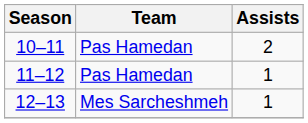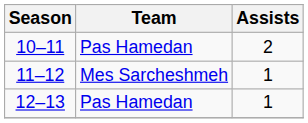(136, 74) Pas Hamedan -> (154, 74) Mes Sarcheshmeh
(154, 103) Mes Sarcheshmeh -> (136, 103) Pas Hamedan
